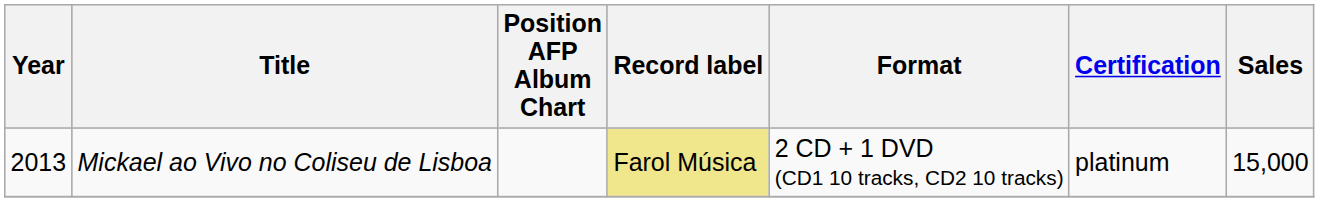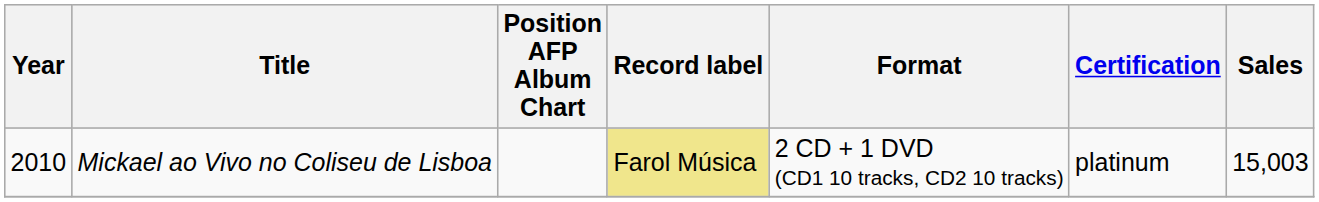(38, 162) 2013 -> (38, 162) 2010
(1270, 162) 15,000 -> (1270, 162) 15,003
